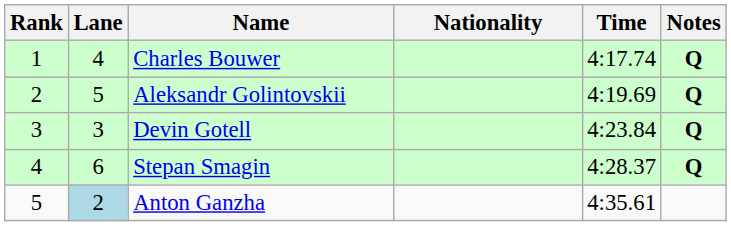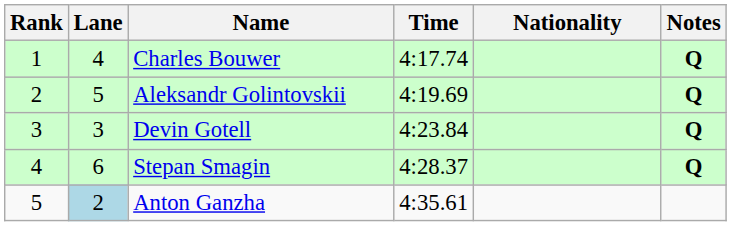columns swapped: (488, 22) <-> (622, 22)
